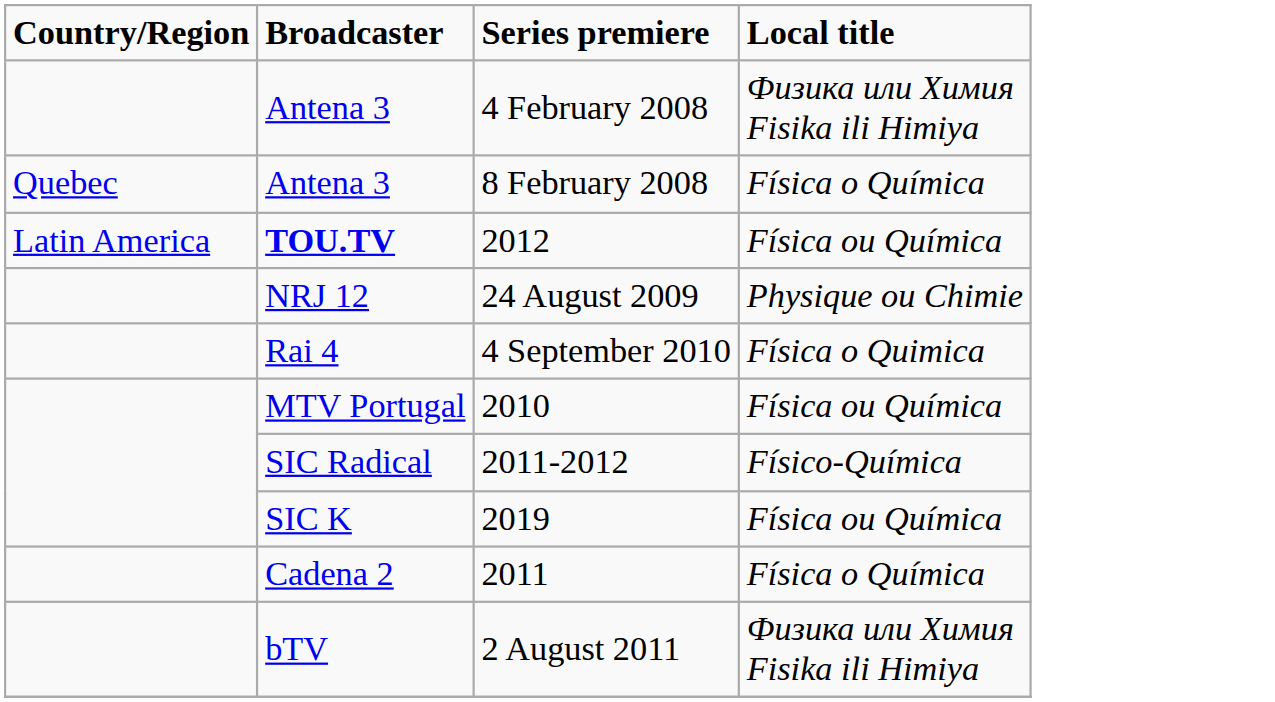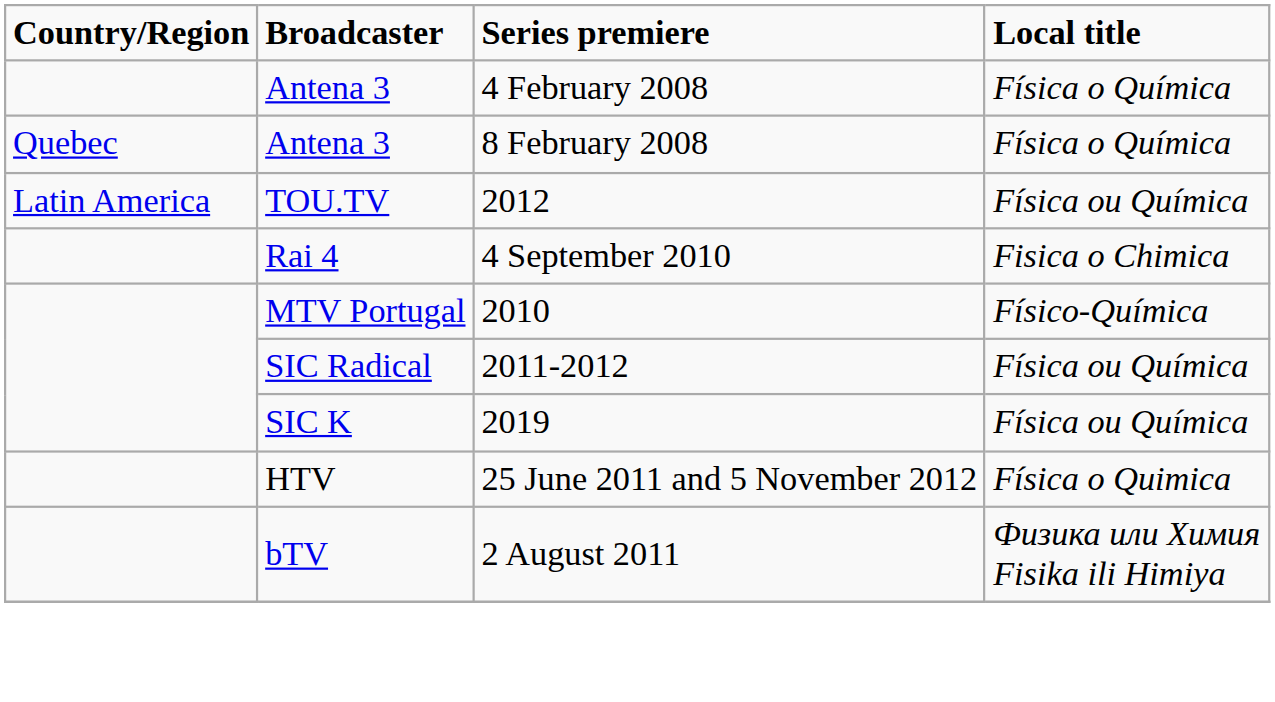(880, 107) Физика или Химия Fisika ili Himiya -> (1112, 87) Física o Química
(330, 238) bold -> (327, 198) normal
- row: (590, 294)
(866, 349) Física o Quimica -> (1111, 254) Fisica o Chimica
(874, 405) Física ou Química -> (1101, 310) Físico-Química
(854, 461) Físico-Química -> (1121, 365) Física ou Química
- row: (515, 572)
+ row: (729, 477)
